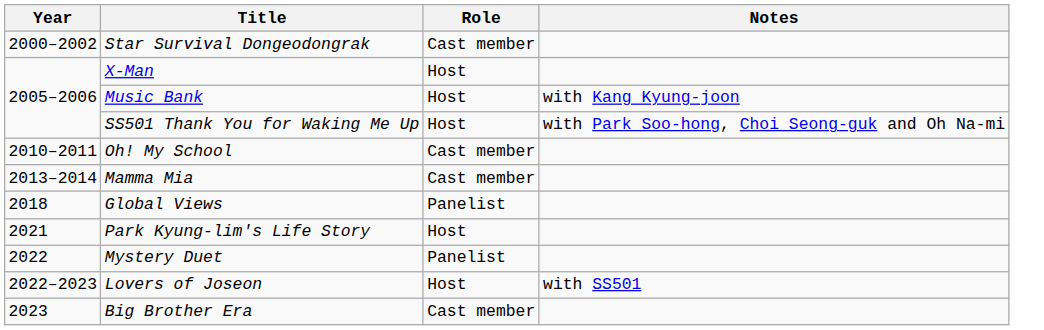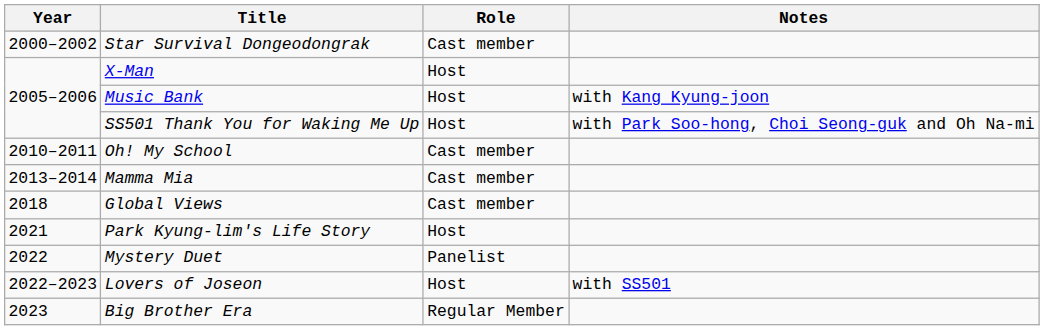(466, 205) Panelist -> (481, 205) Cast member
(481, 312) Cast member -> (496, 312) Regular Member
